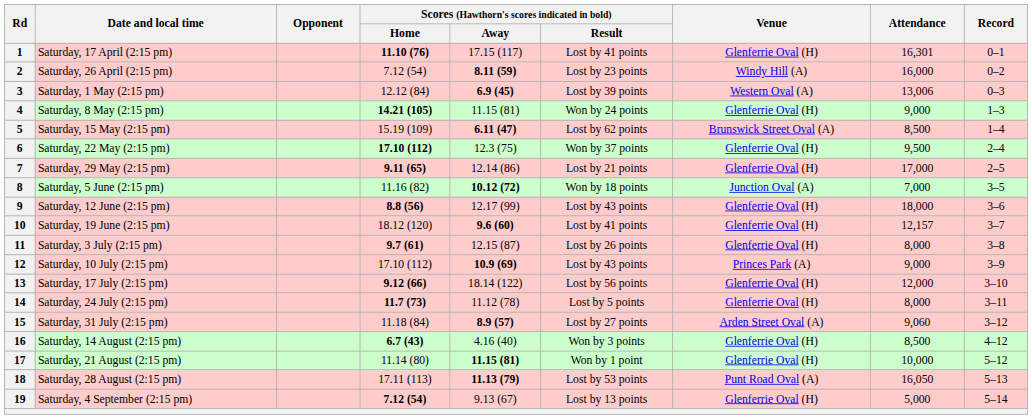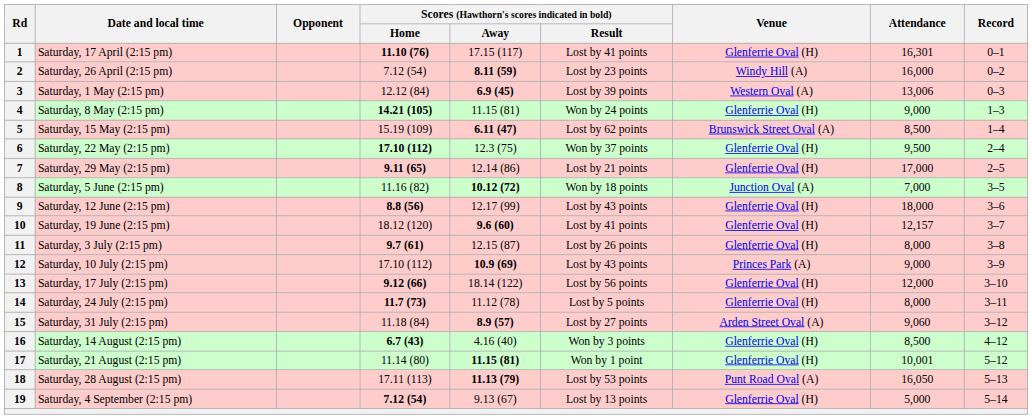(917, 360) 10,000 -> (917, 360) 10,001
